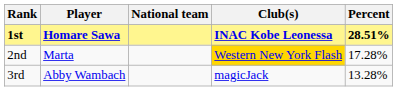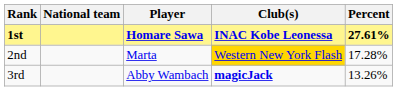columns swapped: (84, 14) <-> (170, 14)
(369, 34) 28.51% -> (369, 34) 27.61%
(241, 75) normal -> (244, 75) bold
(368, 75) 13.28% -> (368, 75) 13.26%
